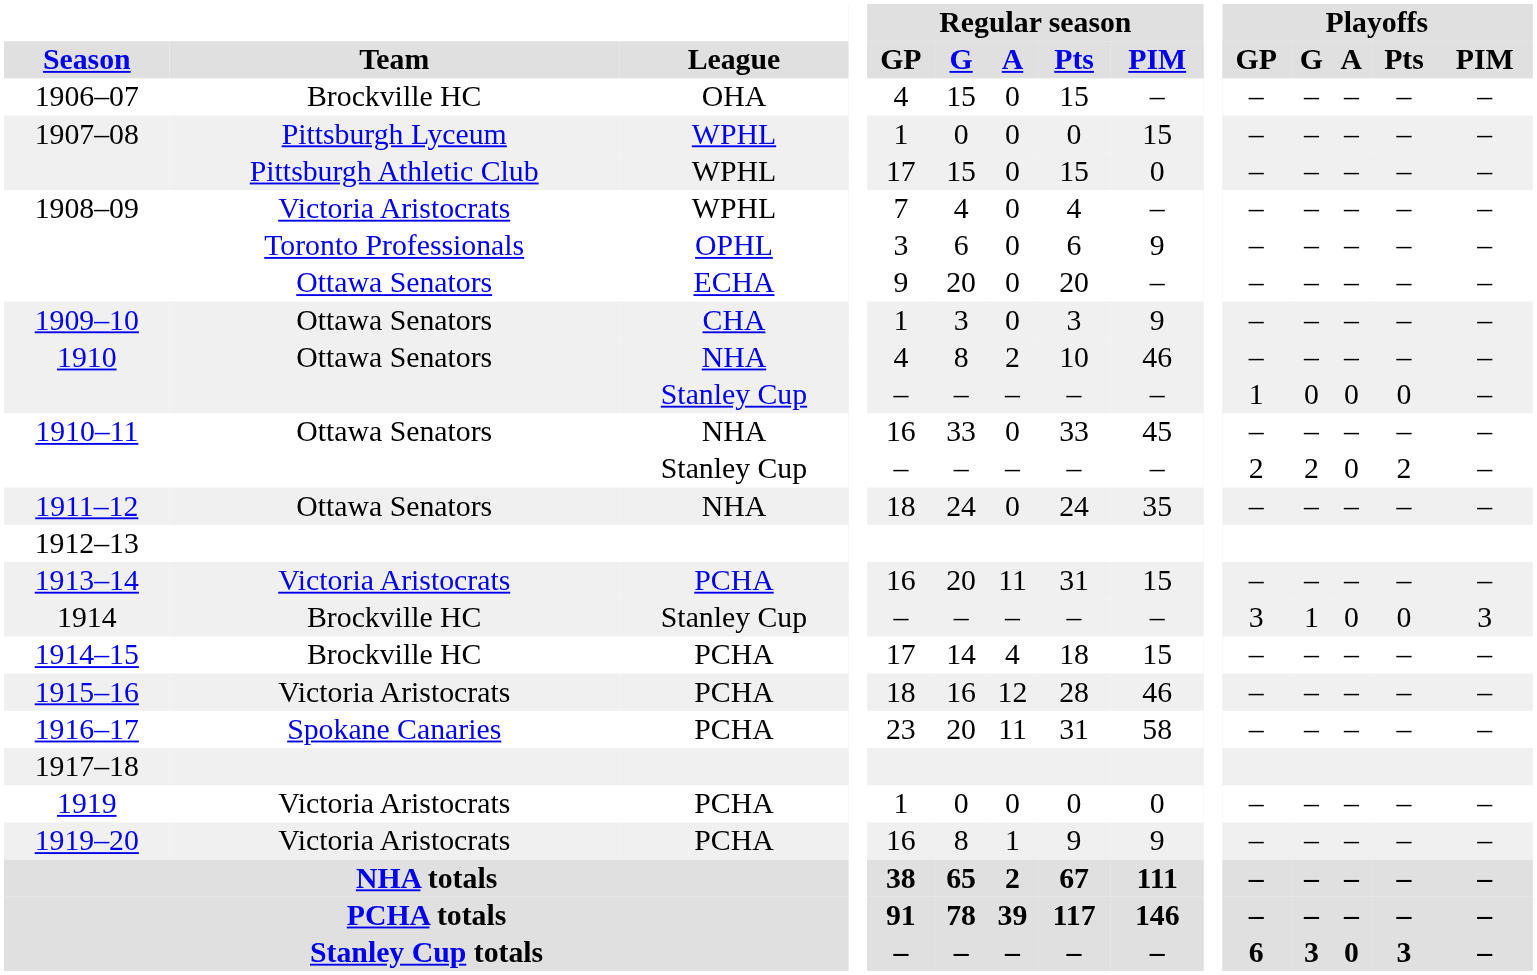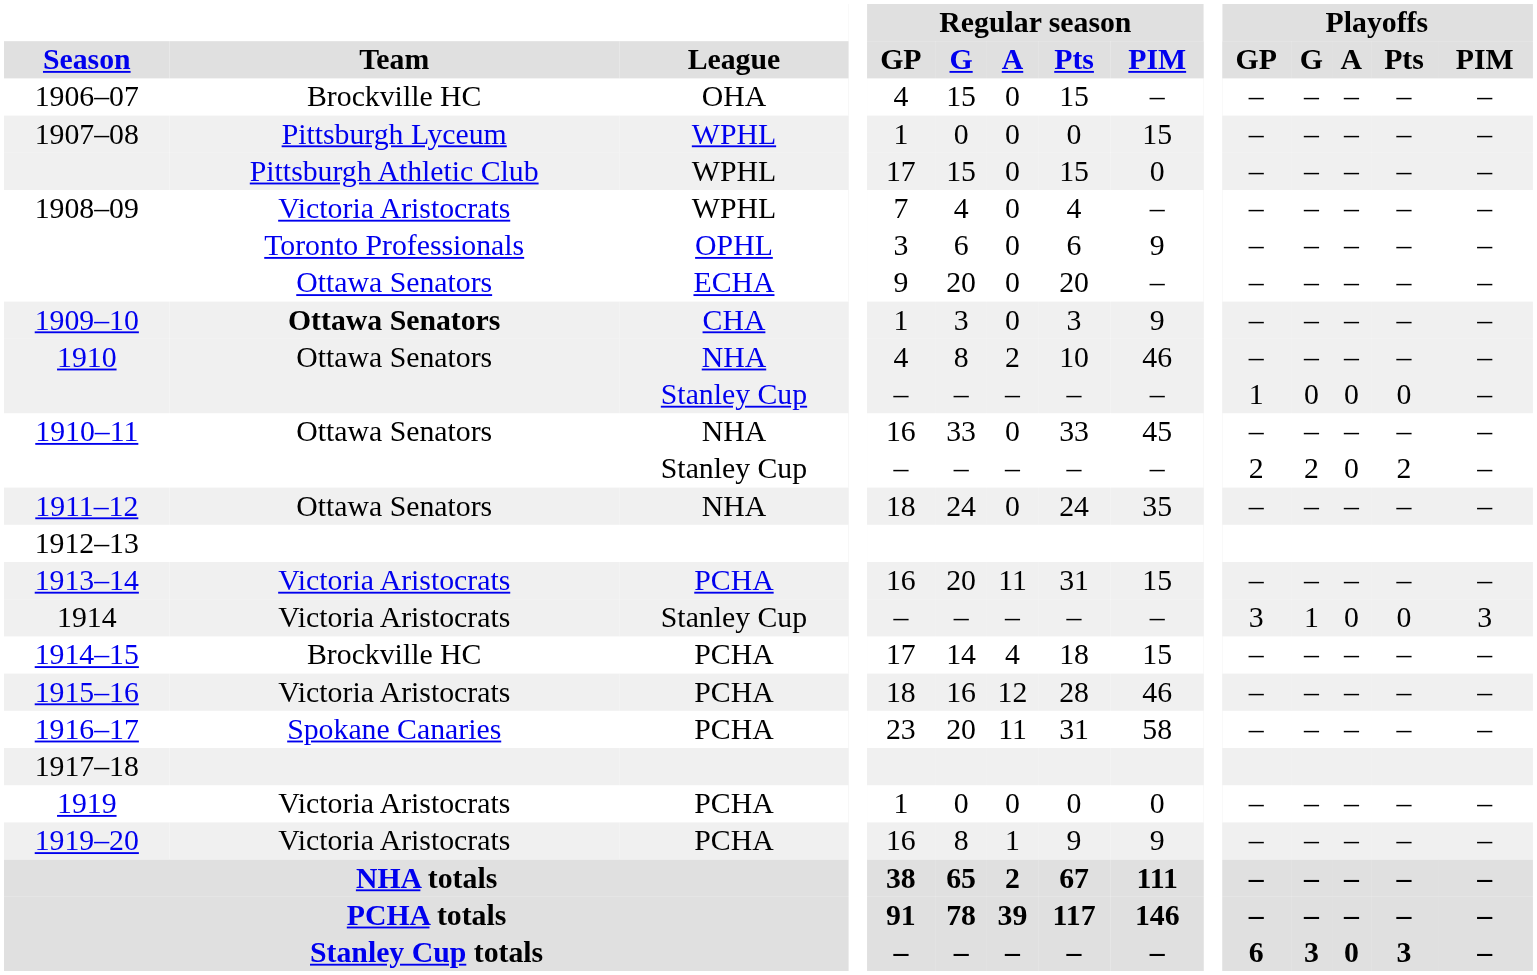(394, 319) normal -> (394, 319) bold
(394, 617) Brockville HC -> (394, 617) Victoria Aristocrats
